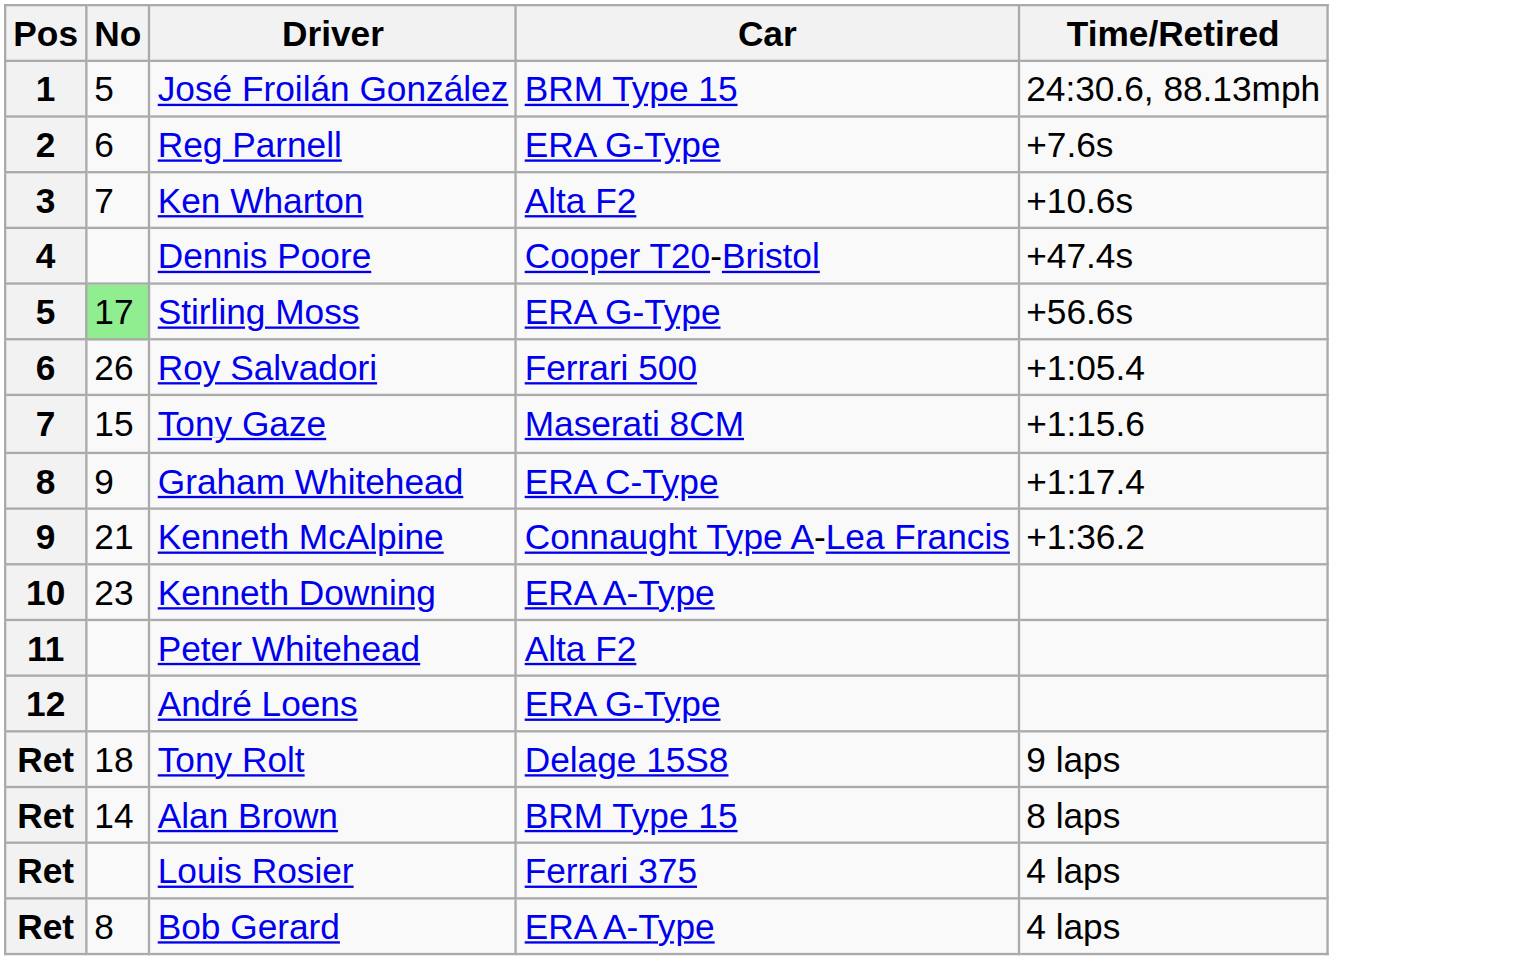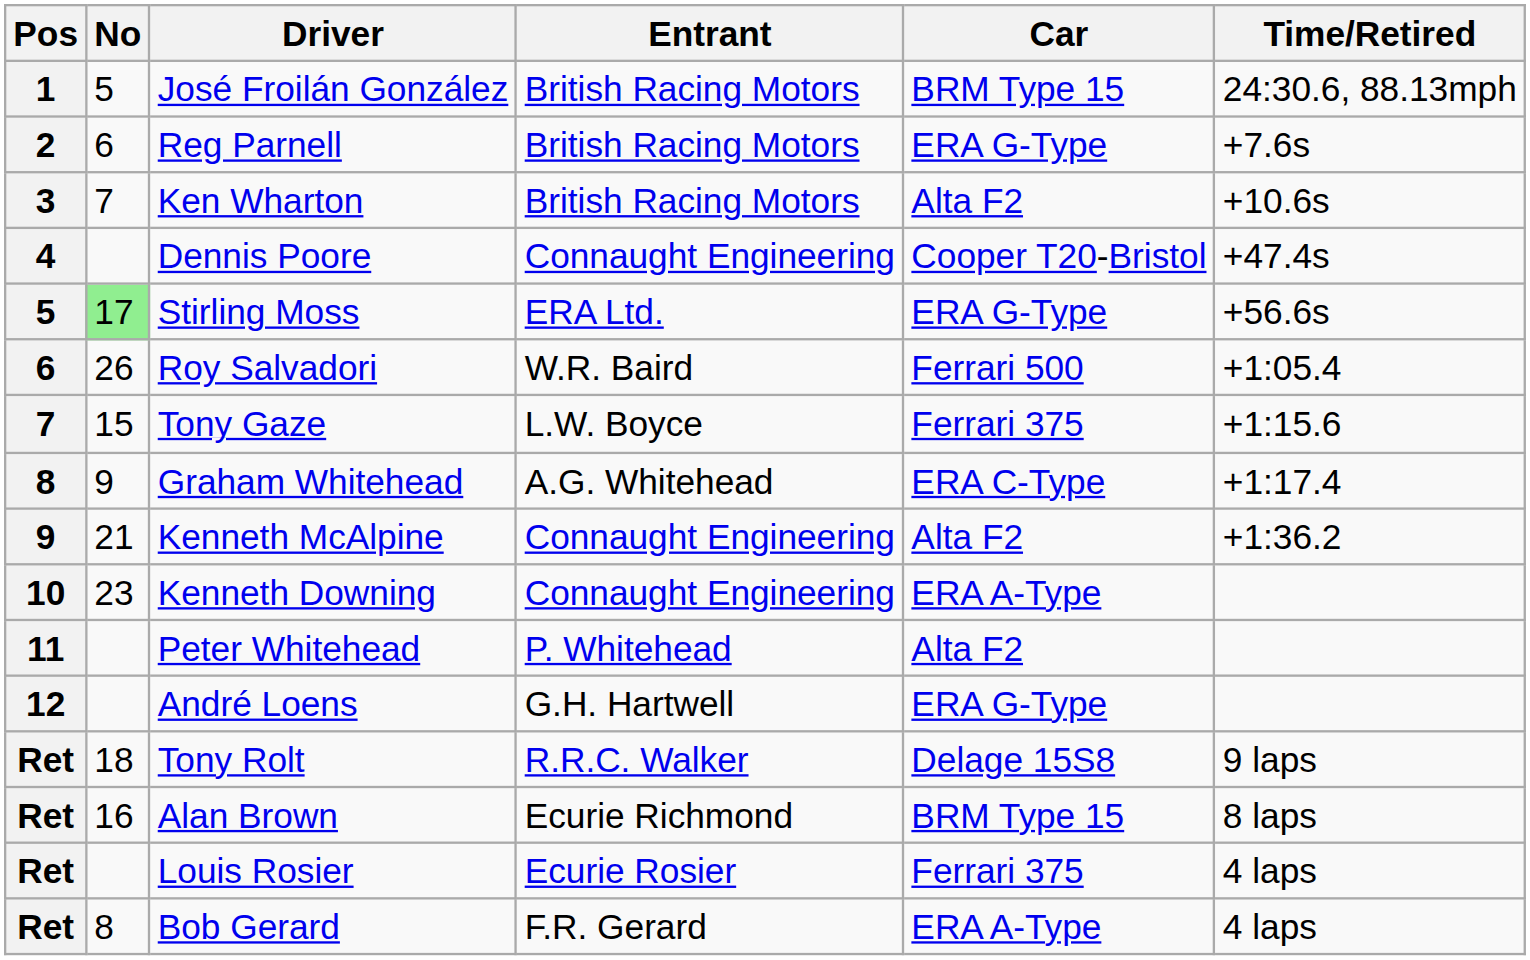+ column: (710, 33)
(634, 424) Maserati 8CM -> (998, 424) Ferrari 375
(767, 536) Connaught Type A-Lea Francis -> (967, 536) Alta F2
(114, 815) 14 -> (114, 815) 16
